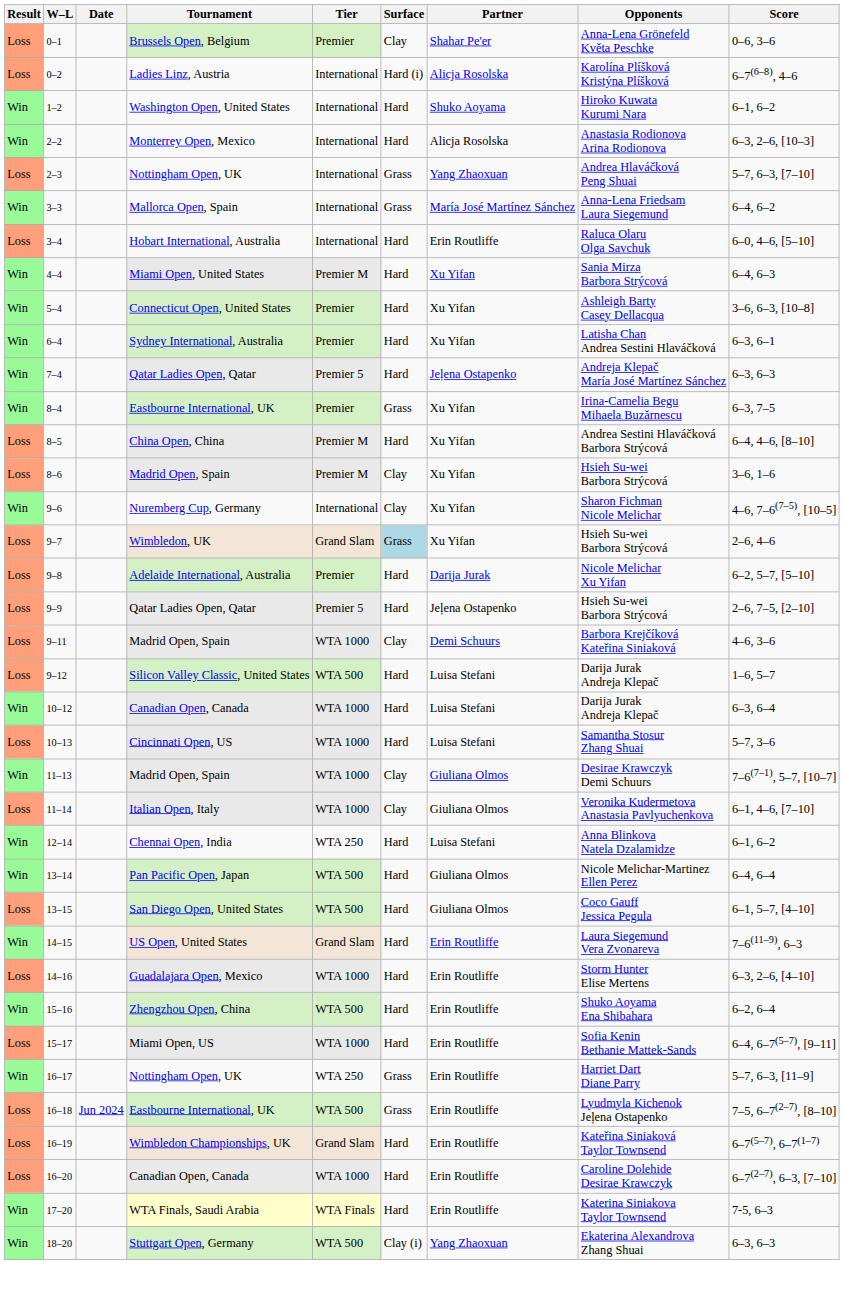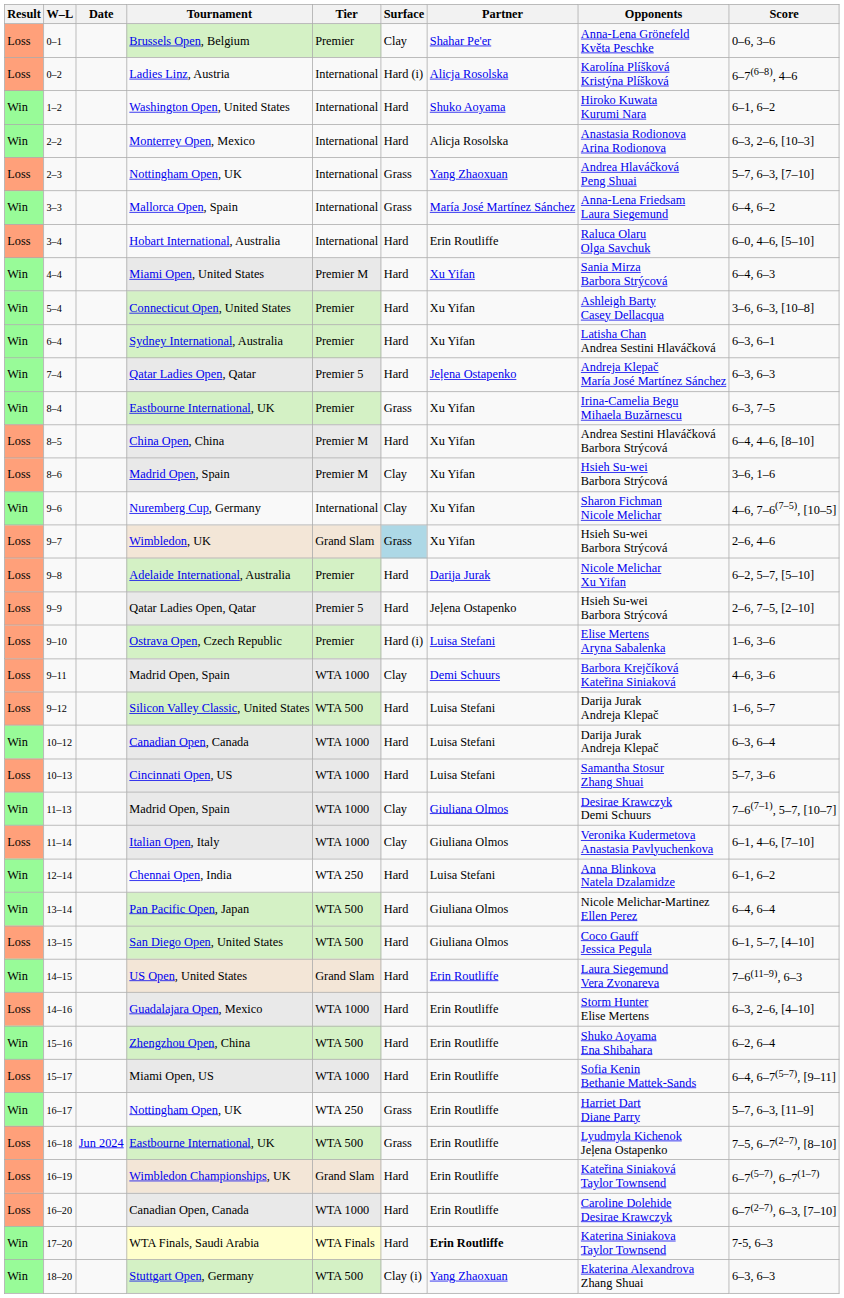+ row: (57, 642)
(464, 1209) normal -> (467, 1243) bold
